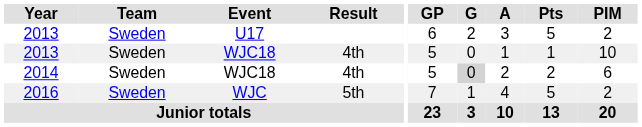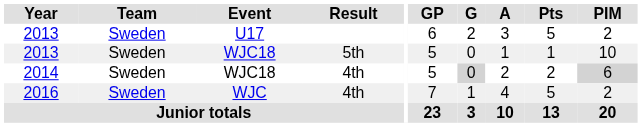(353, 53) 4th -> (353, 53) 5th
(608, 73) no background -> (608, 73) lightgrey background
(353, 93) 5th -> (353, 93) 4th
